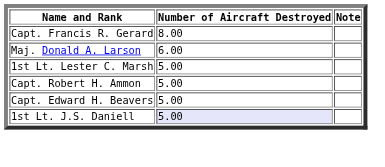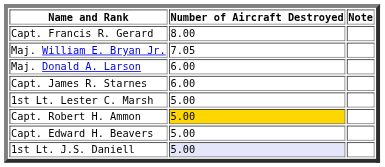+ row: (88, 50)
+ row: (79, 83)
(170, 83) no background -> (183, 117) gold background
